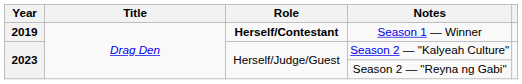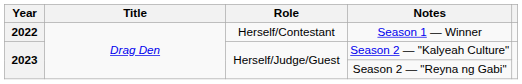(25, 32) 2019 -> (25, 32) 2022
(286, 32) bold -> (286, 32) normal
